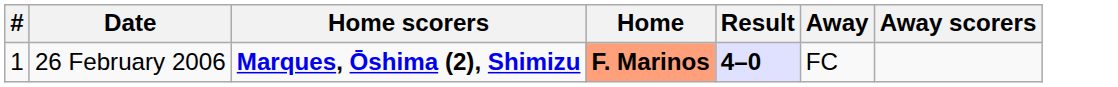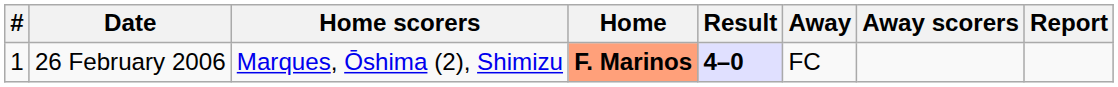+ column: (1069, 23)
(409, 61) bold -> (400, 61) normal
